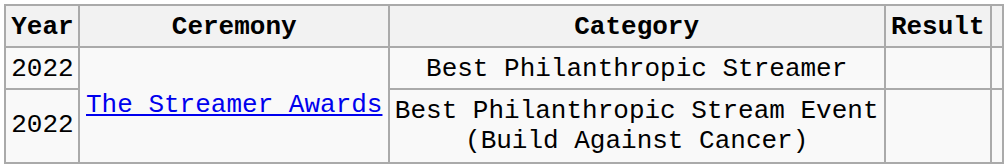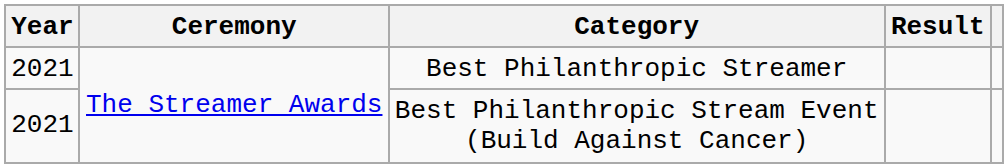(42, 69) 2022 -> (42, 69) 2021
(42, 126) 2022 -> (42, 126) 2021
